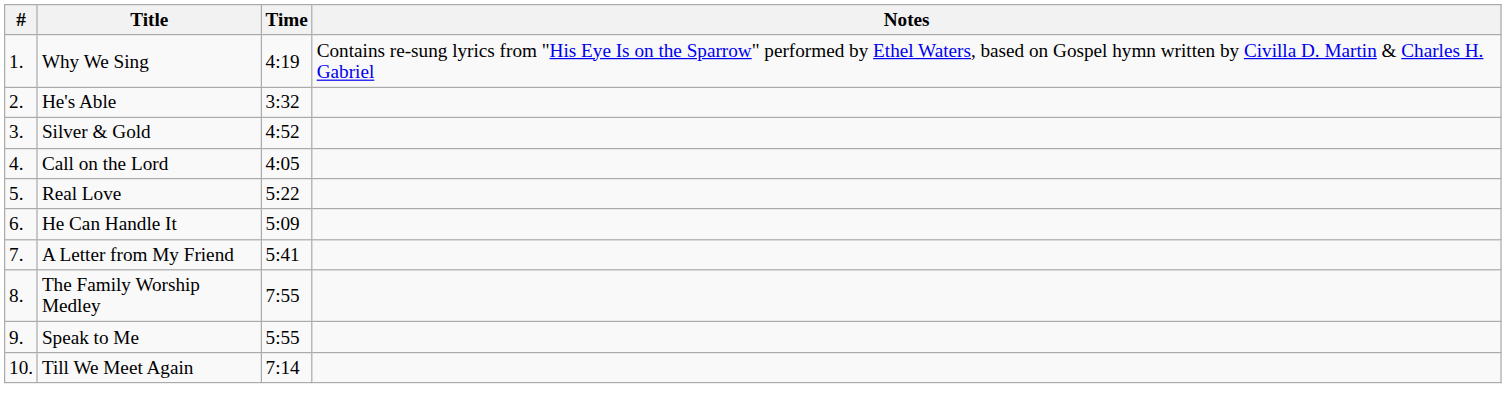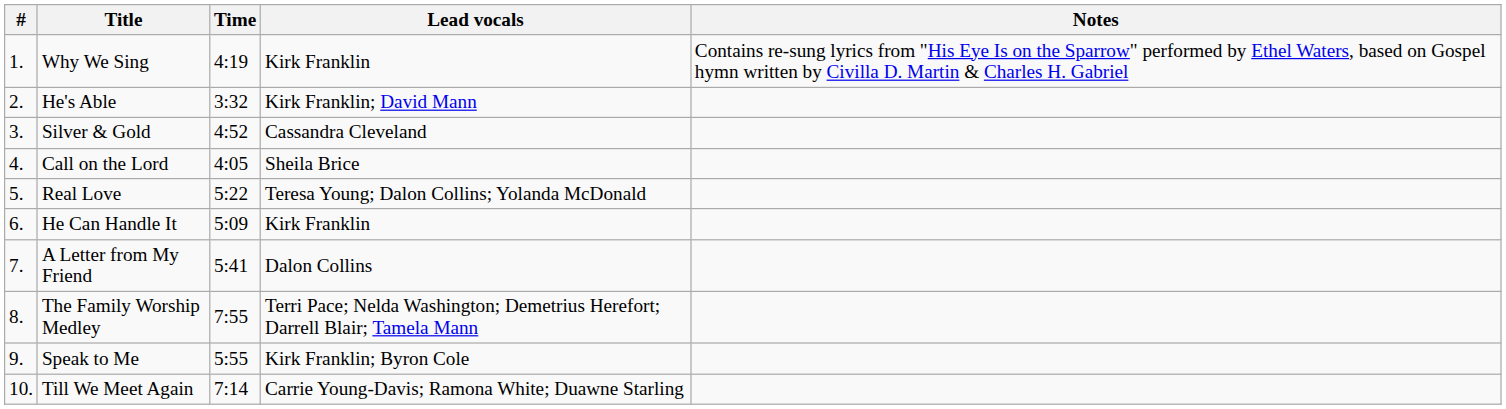+ column: (476, 19)
